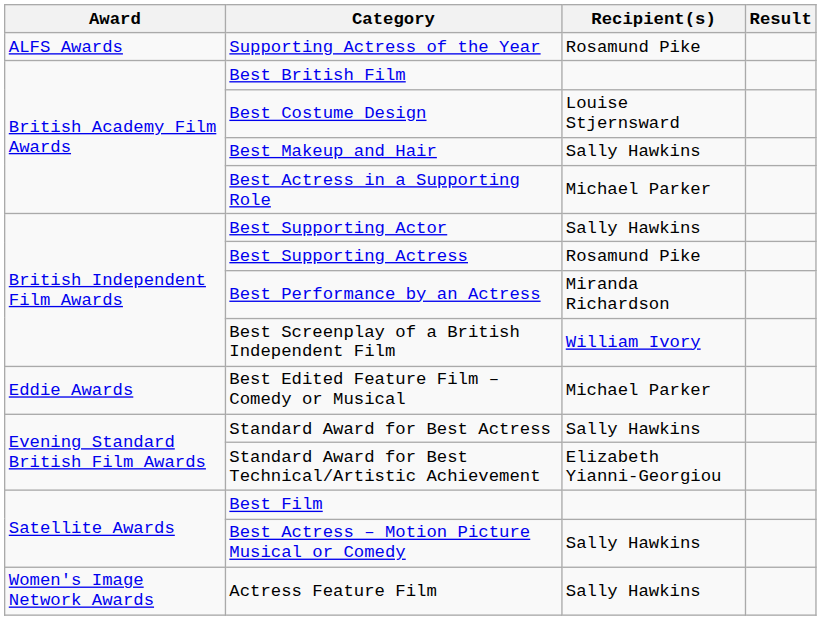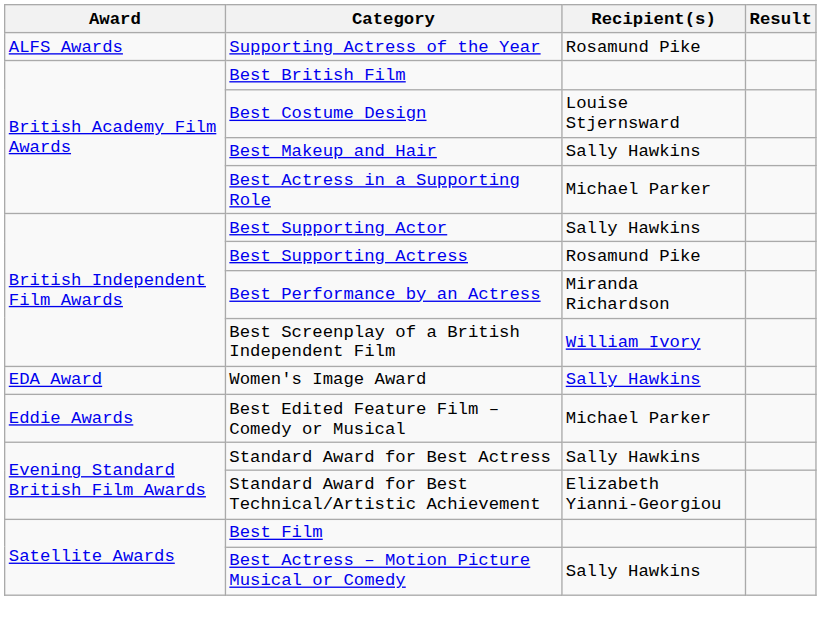+ row: (328, 380)
- row: (333, 591)
